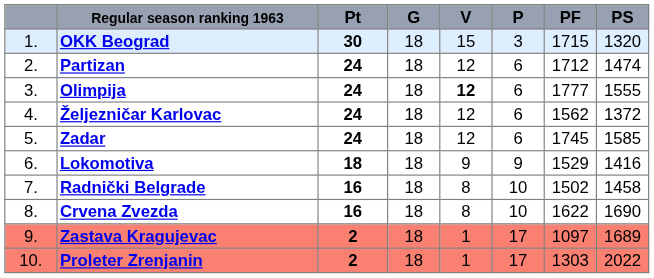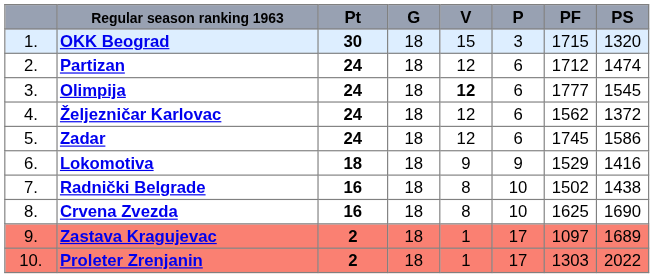(623, 90) 1555 -> (623, 90) 1545
(623, 139) 1585 -> (623, 139) 1586
(623, 187) 1458 -> (623, 187) 1438
(570, 212) 1622 -> (570, 212) 1625
